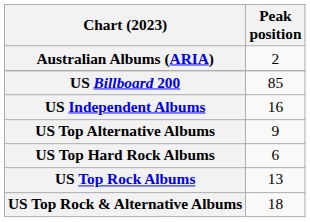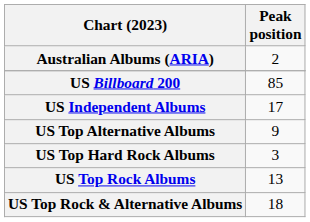(275, 107) 16 -> (275, 107) 17
(275, 155) 6 -> (275, 155) 3
